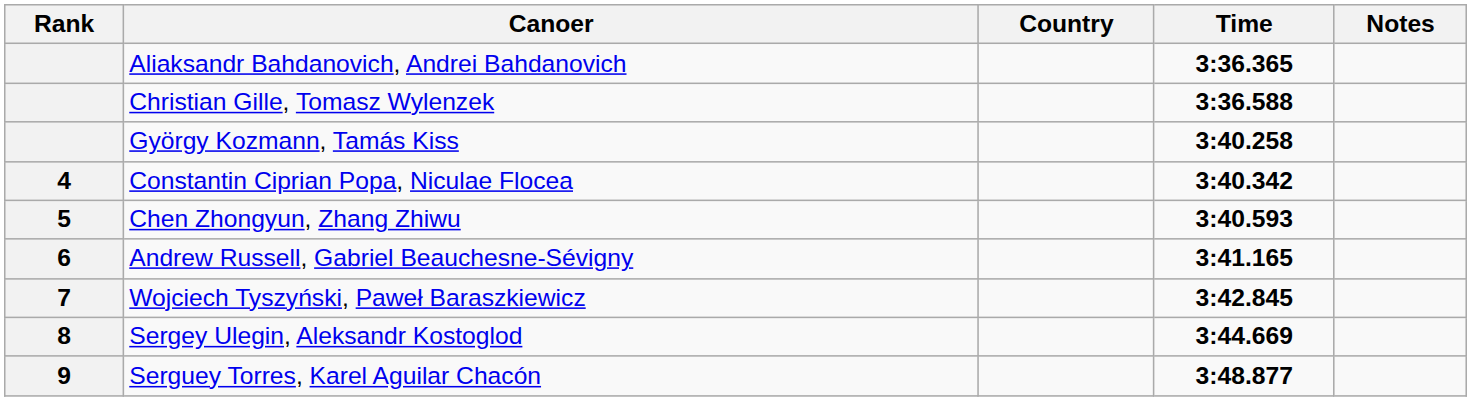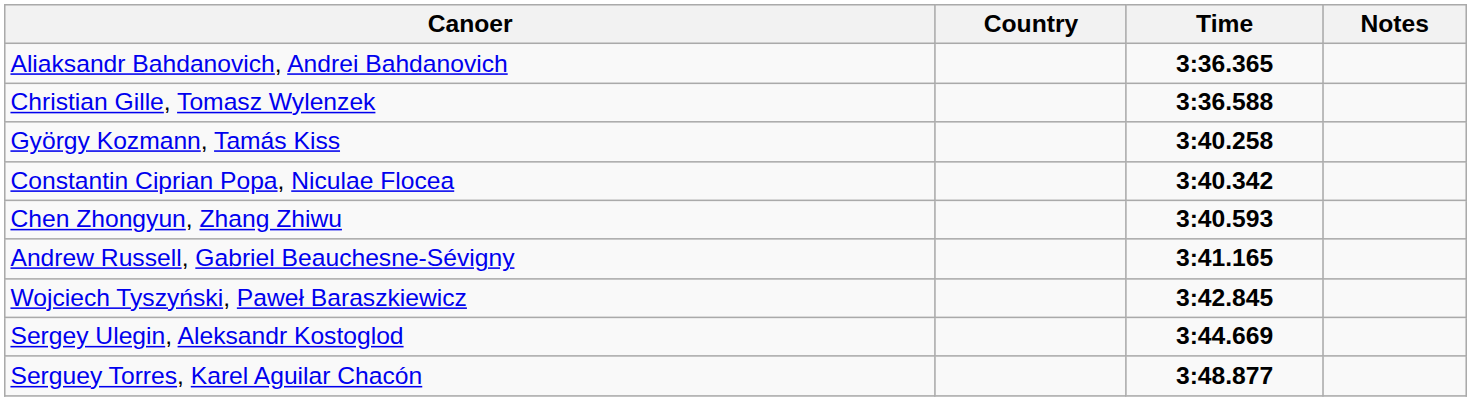- column: (64, 24)
